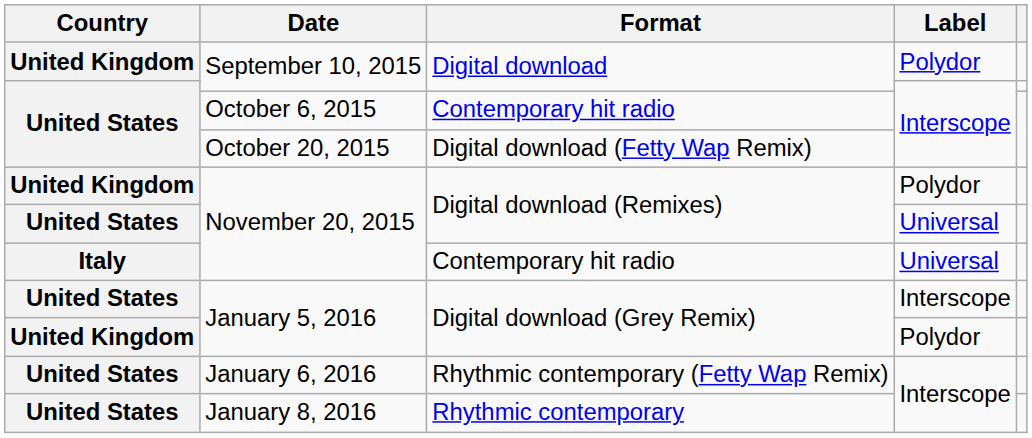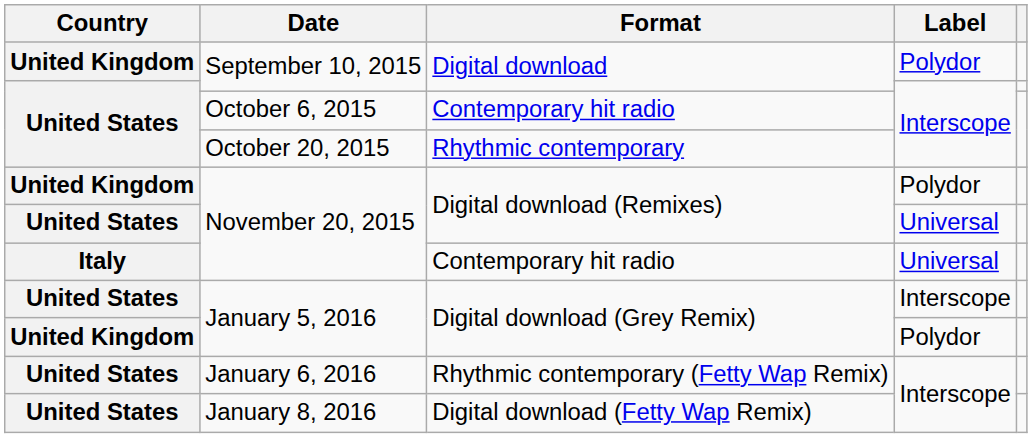(622, 147) Digital download (Fetty Wap Remix) -> (558, 147) Rhythmic contemporary
(558, 412) Rhythmic contemporary -> (622, 412) Digital download (Fetty Wap Remix)
